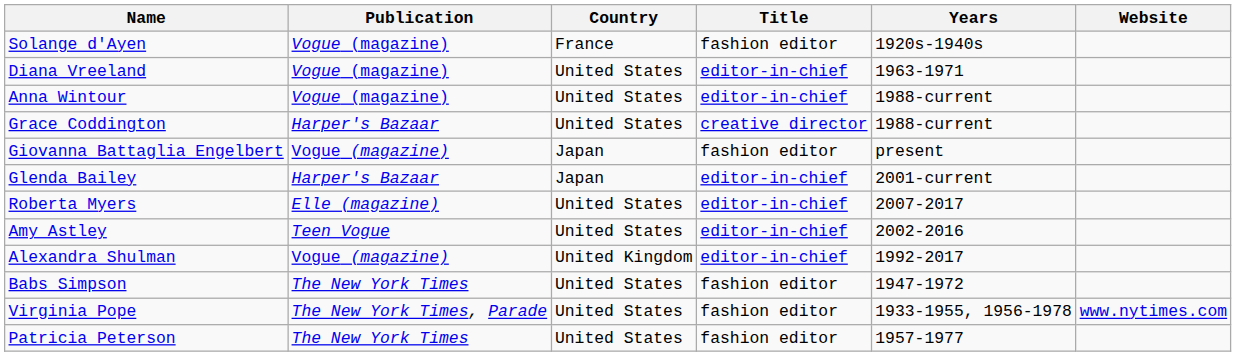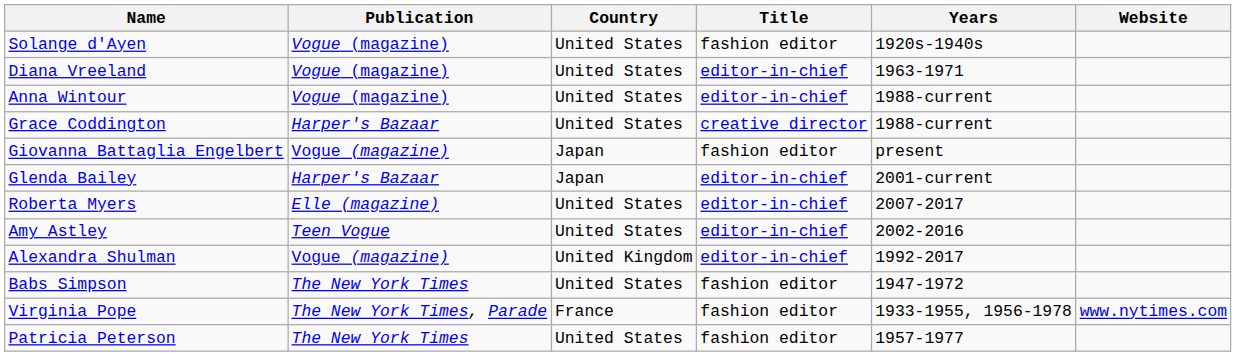(584, 45) France -> (619, 45) United States
(619, 312) United States -> (584, 312) France
